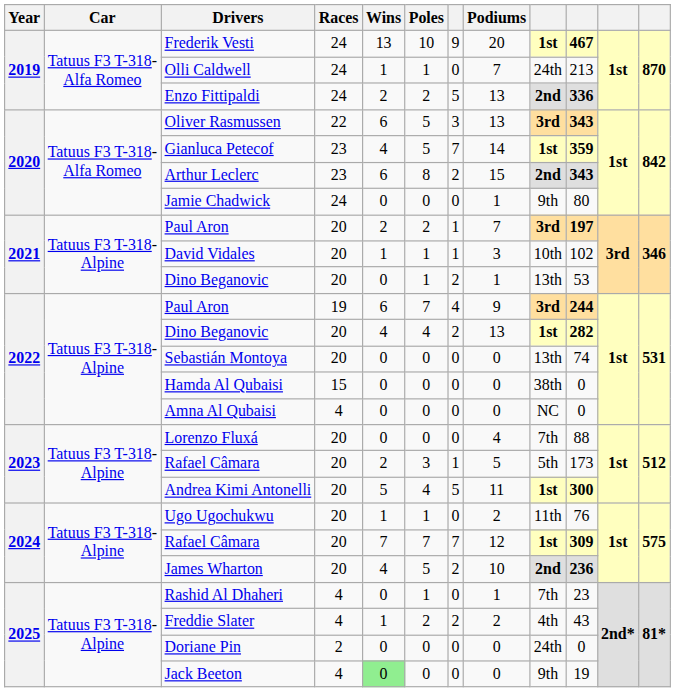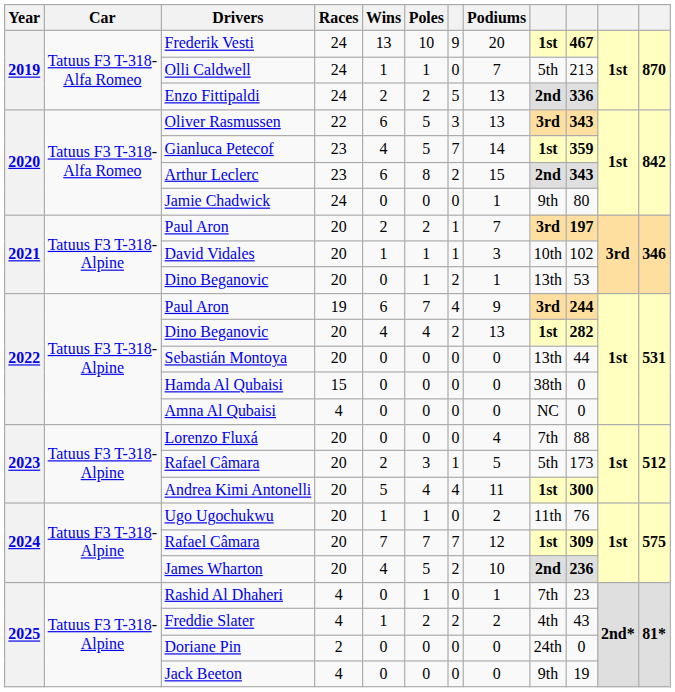(548, 69) 24th -> (548, 69) 5th
(582, 358) 74 -> (582, 358) 44
(456, 489) 5 -> (456, 489) 4
(384, 673) lightgreen background -> (384, 673) no background
